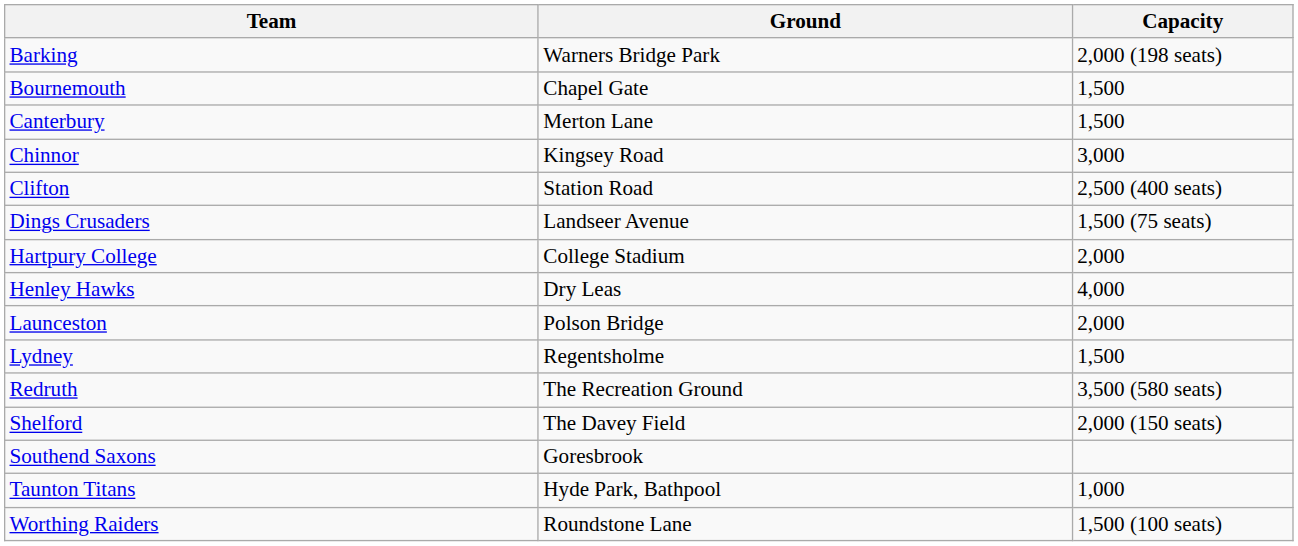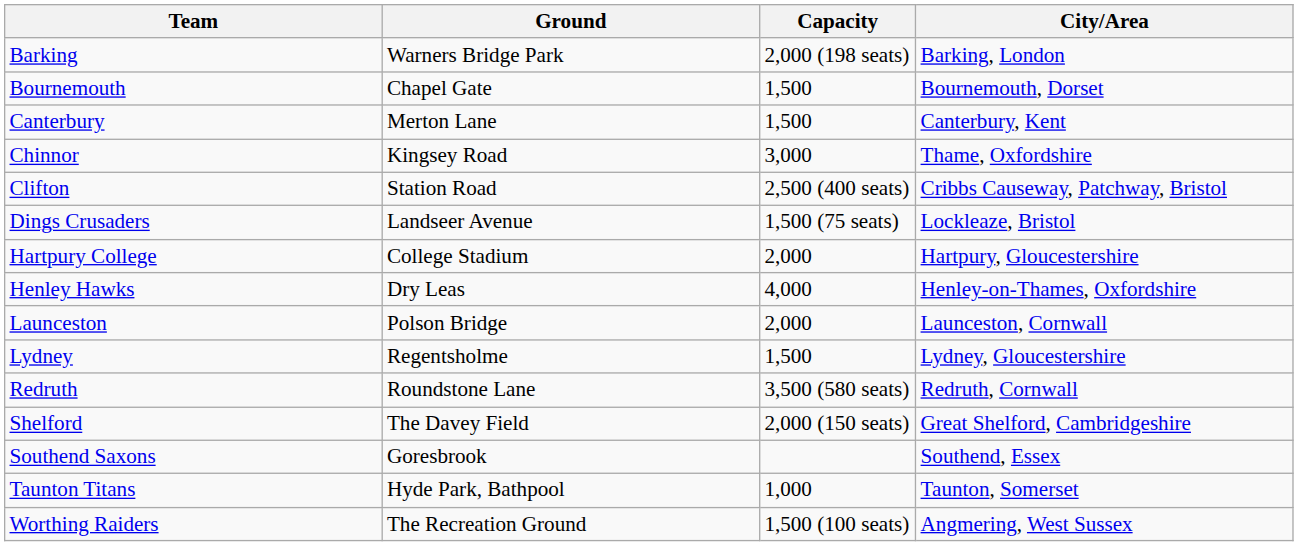+ column: (1104, 21)
(643, 389) The Recreation Ground -> (461, 389) Roundstone Lane
(618, 523) Roundstone Lane -> (487, 523) The Recreation Ground
